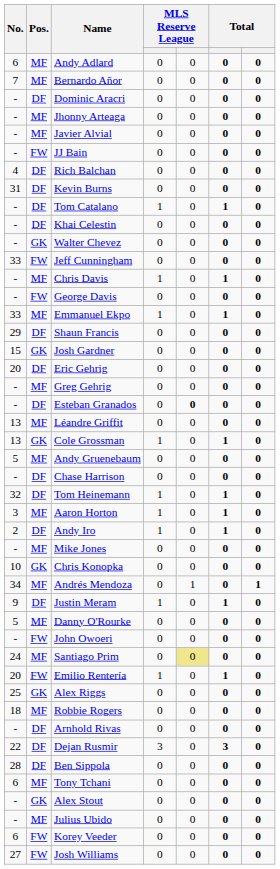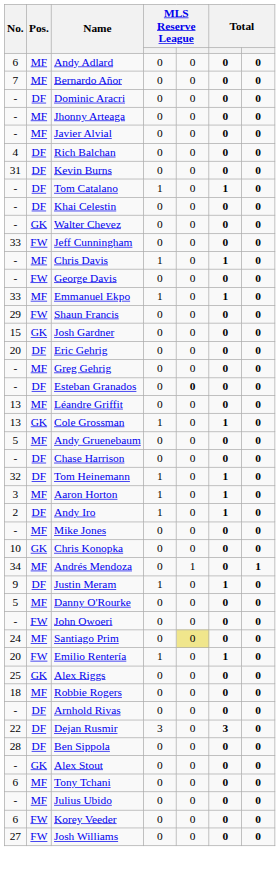- row: (71, 152)
(39, 332) DF -> (39, 314) FW
rows swapped: (79, 800) <-> (82, 782)
